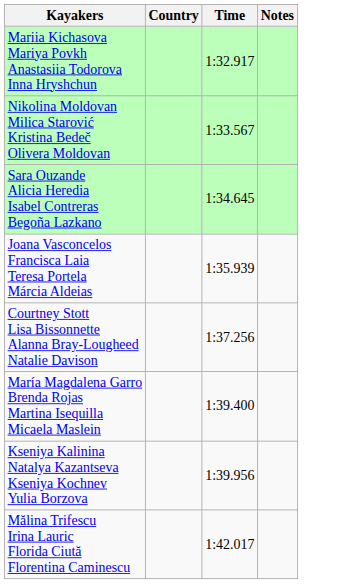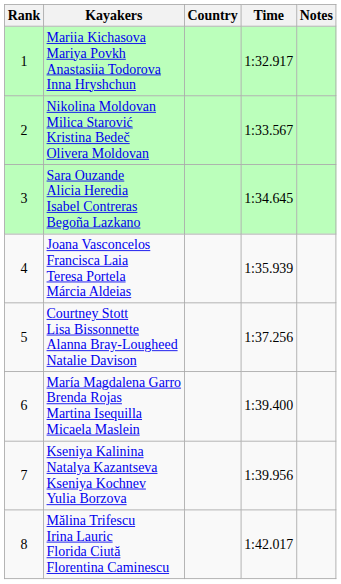+ column: (24, 15)
